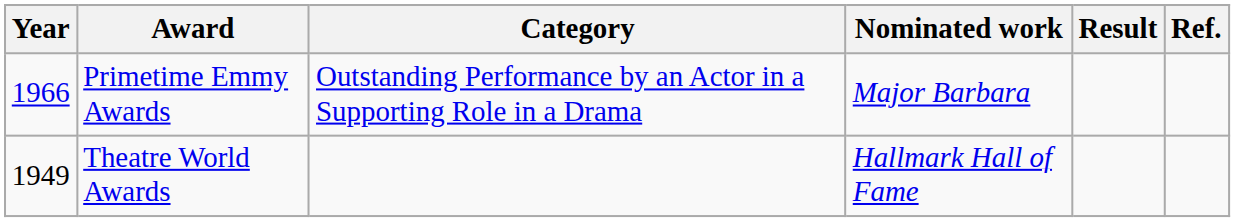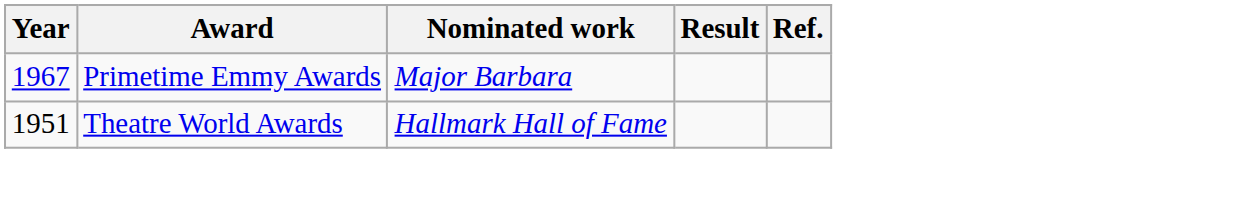- column: (578, 28)
(41, 93) 1966 -> (41, 76) 1967
(41, 175) 1949 -> (41, 124) 1951
